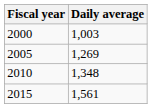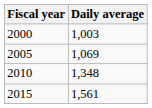(85, 53) 1,269 -> (85, 53) 1,069
